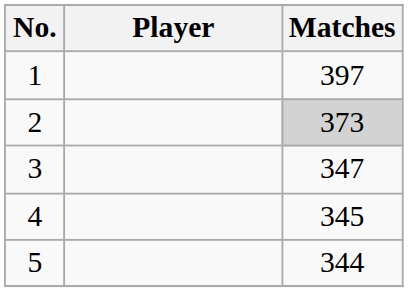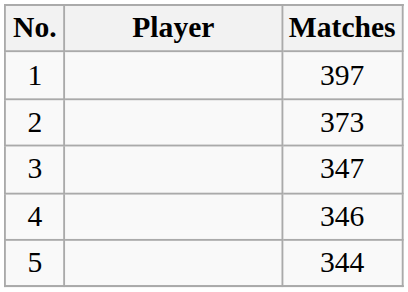(342, 121) lightgrey background -> (342, 121) no background
(342, 215) 345 -> (342, 215) 346
